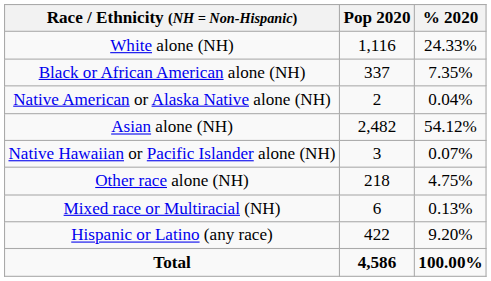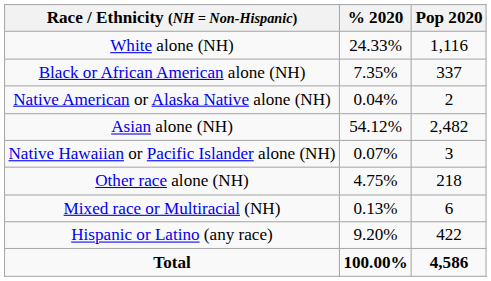columns swapped: (377, 18) <-> (450, 18)
